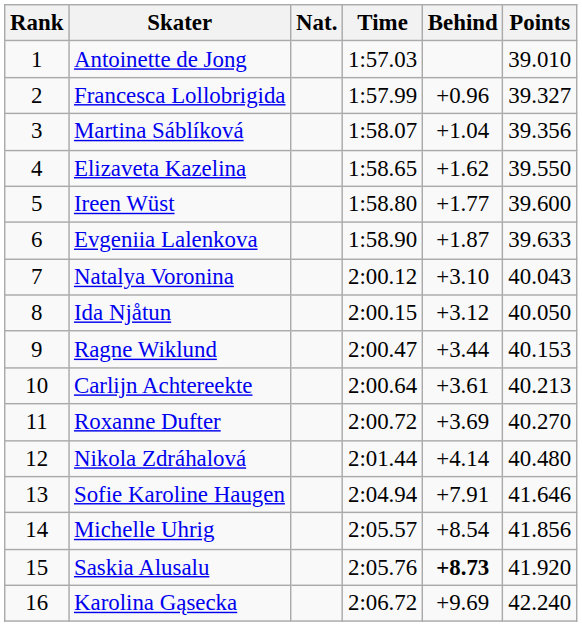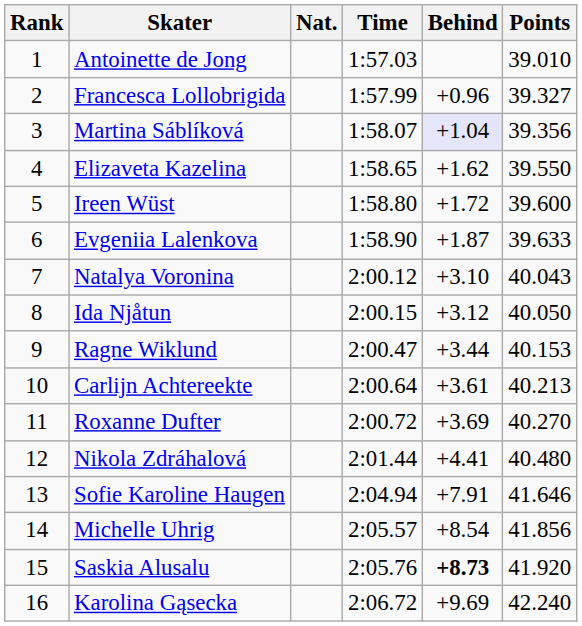(463, 131) no background -> (463, 131) lavender background
(463, 204) +1.77 -> (463, 204) +1.72
(463, 458) +4.14 -> (463, 458) +4.41
